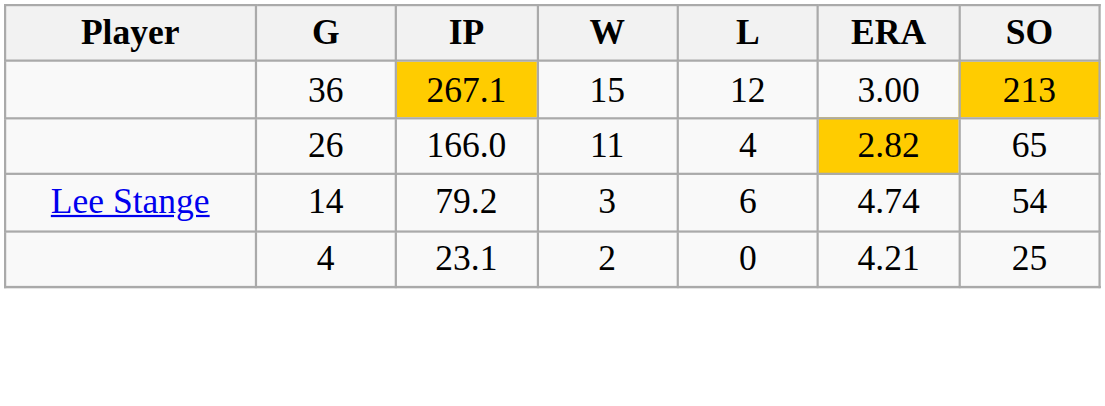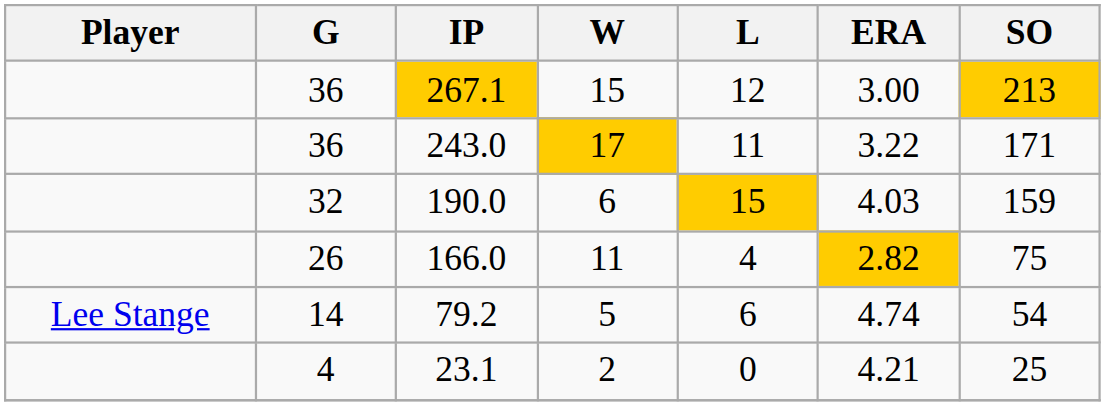+ row: (466, 145)
+ row: (466, 201)
(1029, 145) 65 -> (1029, 257) 75
(607, 201) 3 -> (607, 314) 5
